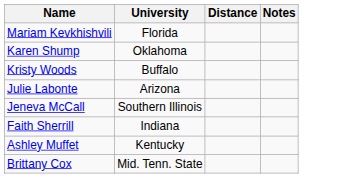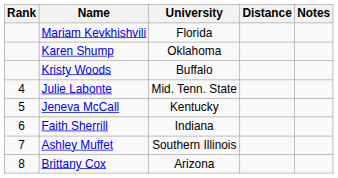+ column: (22, 13)
(160, 88) Arizona -> (194, 88) Mid. Tenn. State
(160, 107) Southern Illinois -> (194, 107) Kentucky
(160, 145) Kentucky -> (194, 145) Southern Illinois
(160, 164) Mid. Tenn. State -> (194, 164) Arizona
